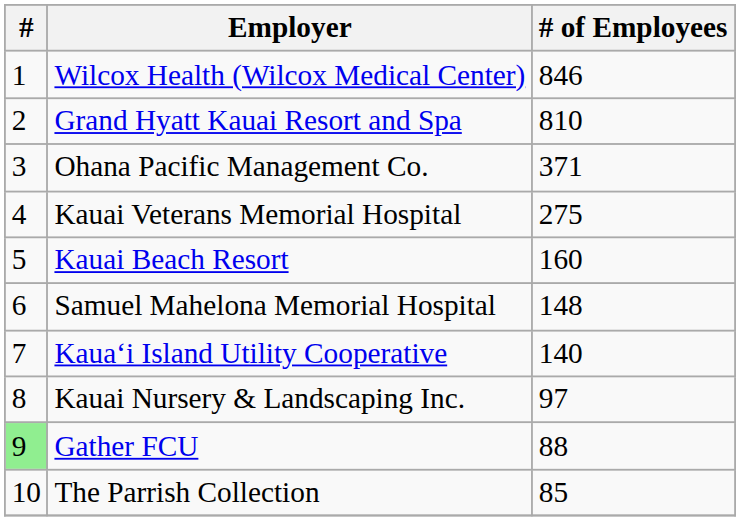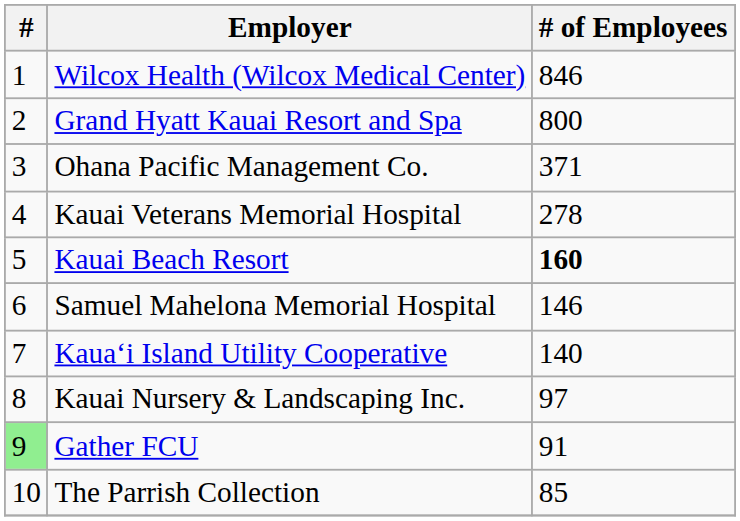(561, 120) 810 -> (561, 120) 800
(561, 213) 275 -> (561, 213) 278
(561, 259) normal -> (561, 259) bold
(561, 306) 148 -> (561, 306) 146
(553, 445) 88 -> (553, 445) 91
